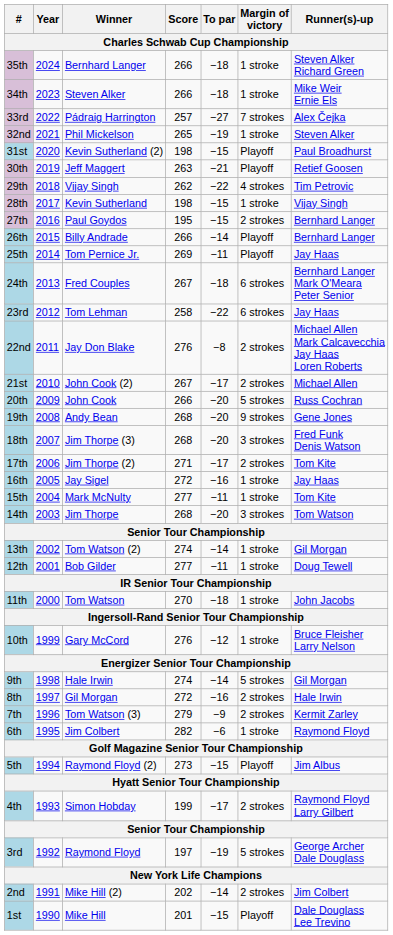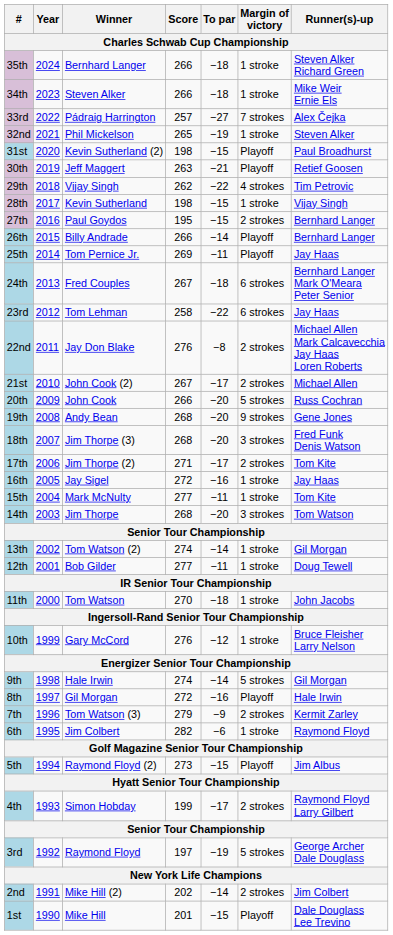(262, 698) 2 strokes -> (257, 698) Playoff
